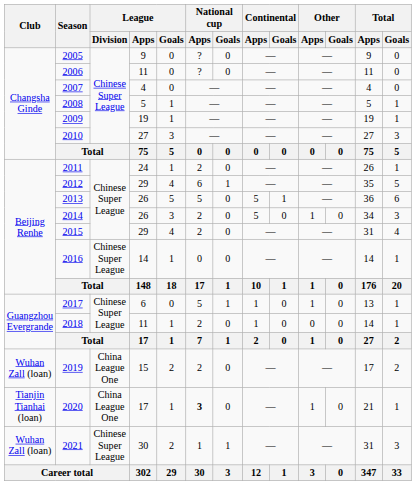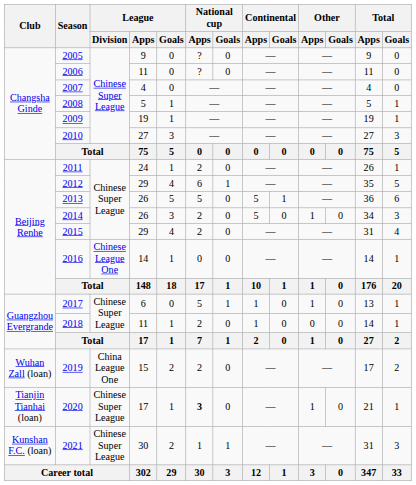(110, 258) Chinese Super League -> (110, 258) Chinese League One
(110, 406) China League One -> (110, 406) Chinese Super League
(30, 445) Wuhan Zall (loan) -> (30, 445) Kunshan F.C. (loan)
